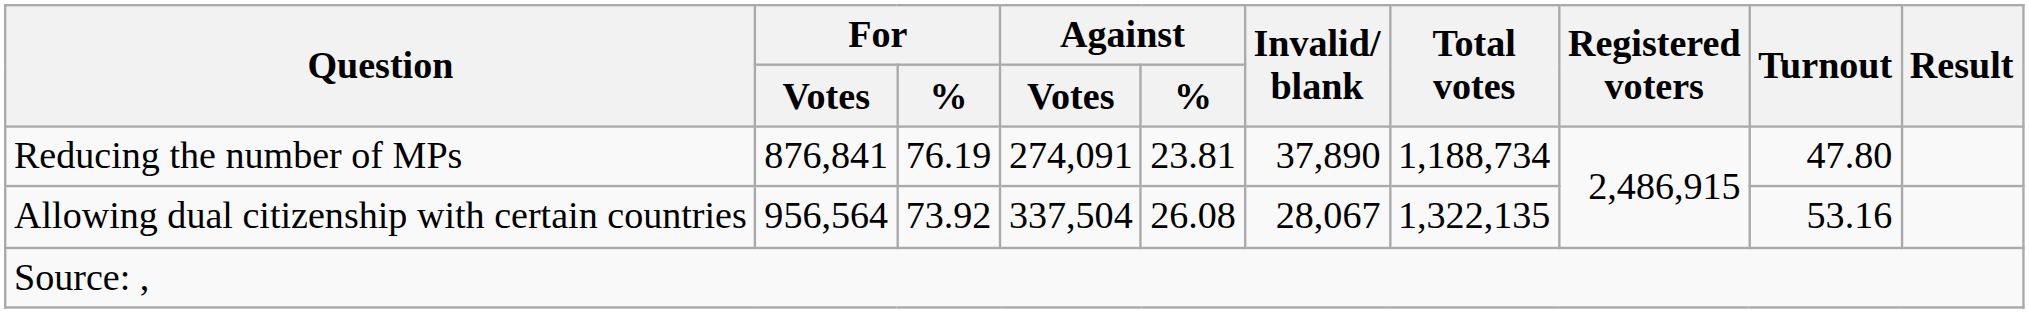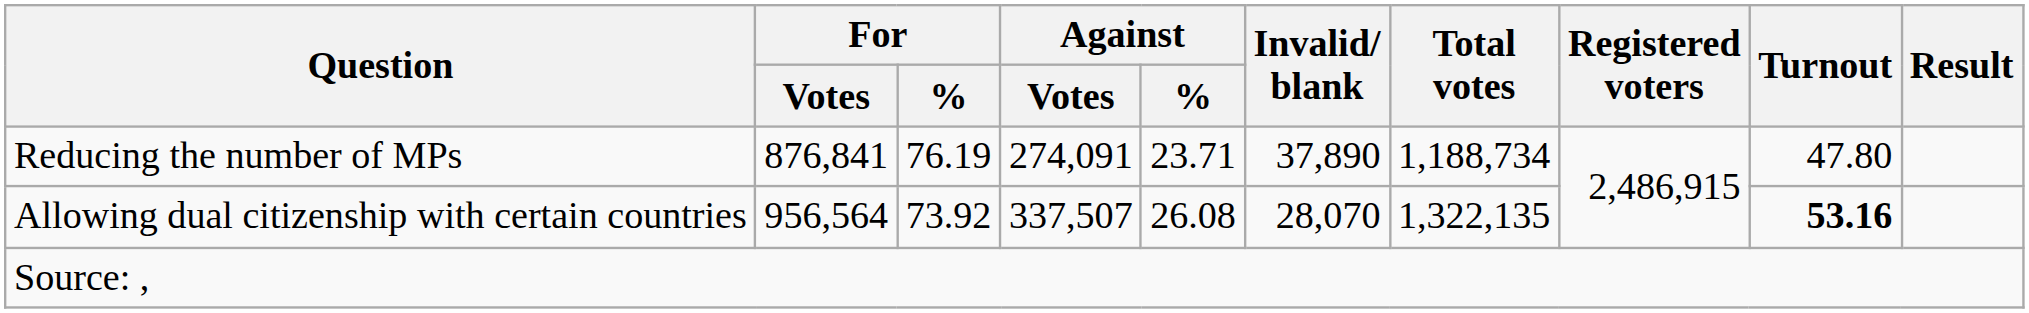(1193, 155) 23.81 -> (1193, 155) 23.71
(1071, 215) 337,504 -> (1071, 215) 337,507
(1328, 215) 28,067 -> (1328, 215) 28,070
(1849, 215) normal -> (1849, 215) bold
